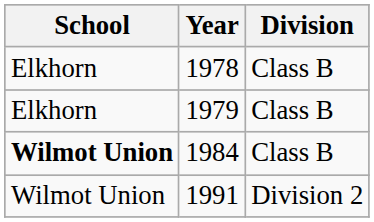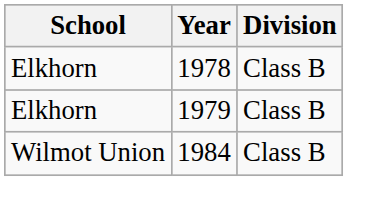(92, 152) bold -> (88, 152) normal
- row: (212, 195)
